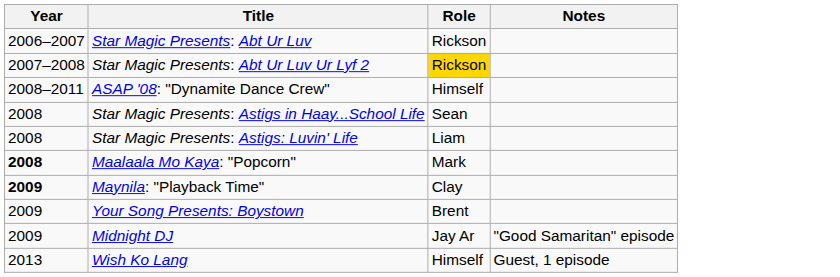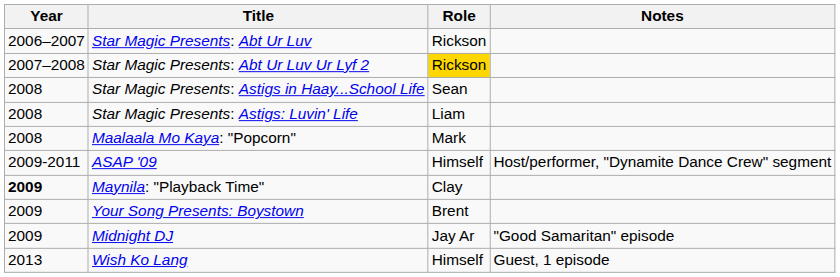- row: (211, 89)
(25, 162) bold -> (25, 138) normal
+ row: (124, 162)
